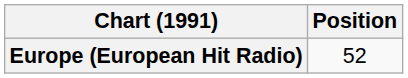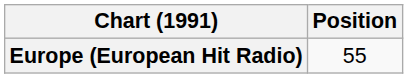(355, 55) 52 -> (355, 55) 55
